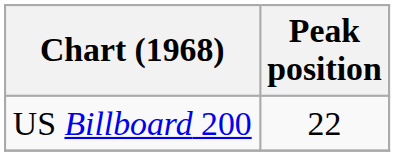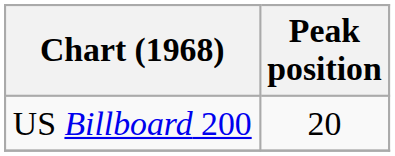(324, 122) 22 -> (324, 122) 20
